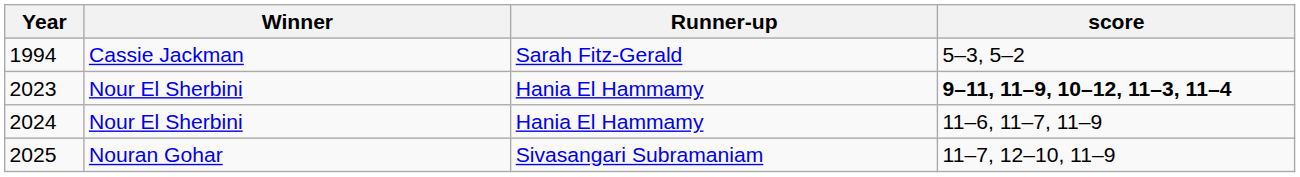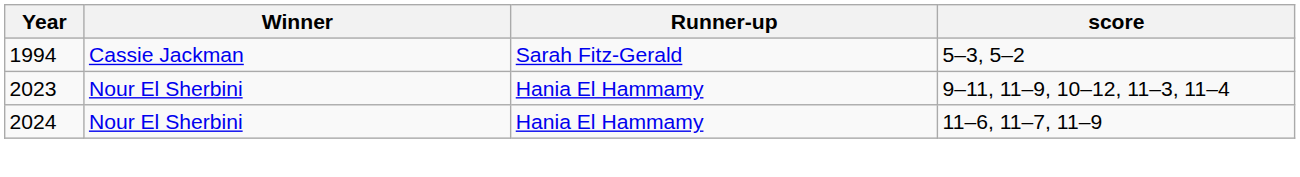(1087, 88) bold -> (1086, 88) normal
- row: (33, 155)
